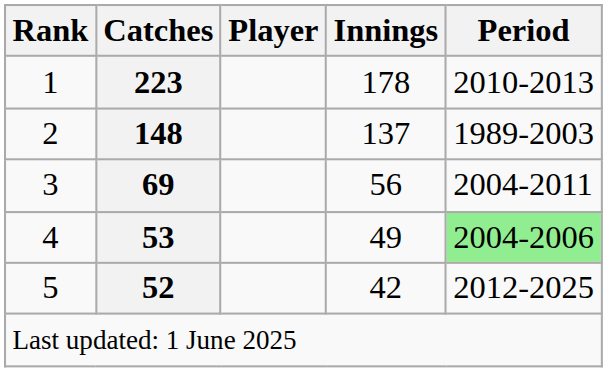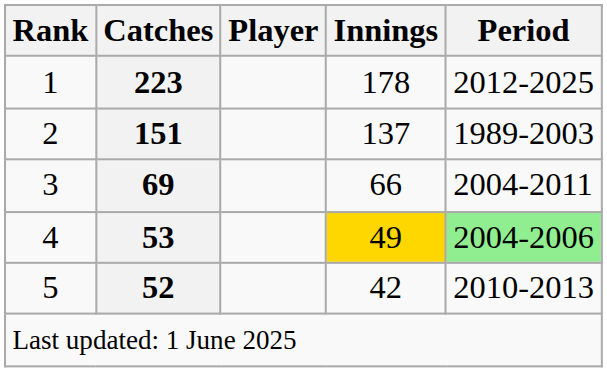(524, 81) 2010-2013 -> (524, 81) 2012-2025
(158, 133) 148 -> (158, 133) 151
(386, 184) 56 -> (386, 184) 66
(386, 236) no background -> (386, 236) gold background
(524, 287) 2012-2025 -> (524, 287) 2010-2013
